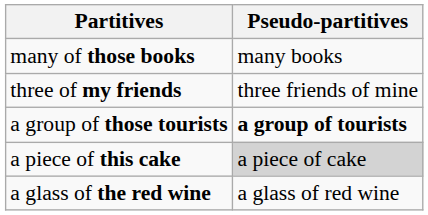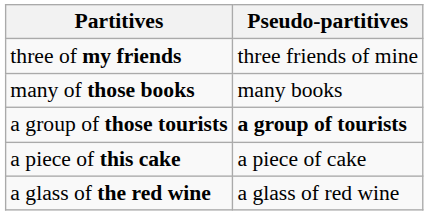rows swapped: (96, 90) <-> (102, 55)
(302, 158) lightgrey background -> (302, 158) no background
